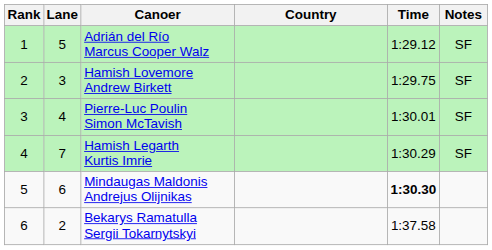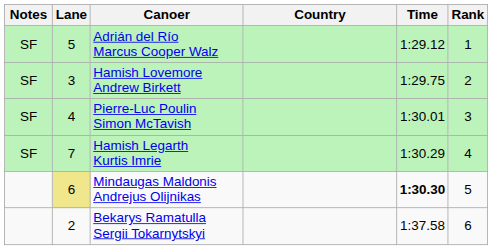columns swapped: (24, 15) <-> (463, 15)
(62, 189) no background -> (71, 189) khaki background
